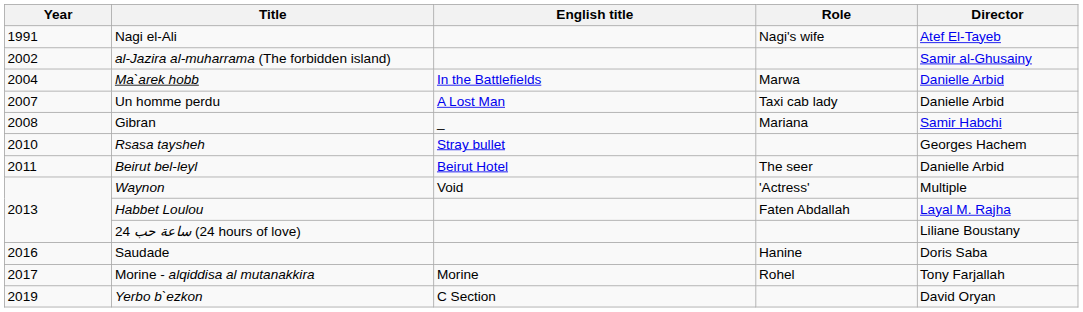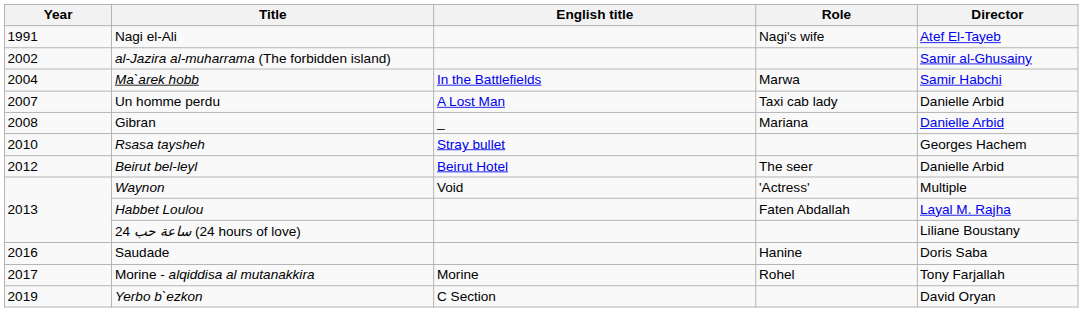(962, 79) Danielle Arbid -> (961, 79) Samir Habchi
(961, 123) Samir Habchi -> (962, 123) Danielle Arbid
(22, 166) 2011 -> (23, 166) 2012
